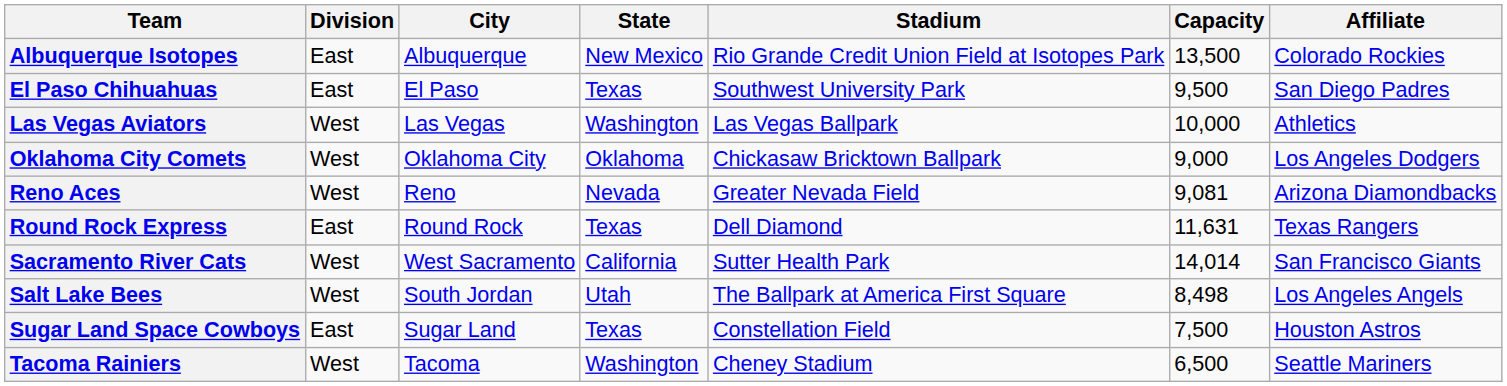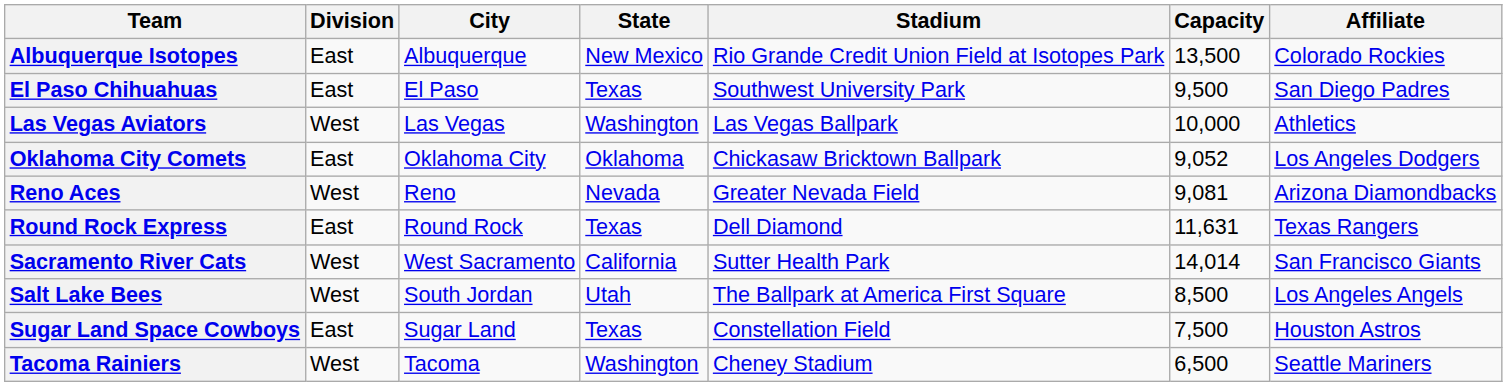(334, 158) West -> (332, 158) East
(1201, 158) 9,000 -> (1201, 158) 9,052
(1201, 295) 8,498 -> (1201, 295) 8,500
